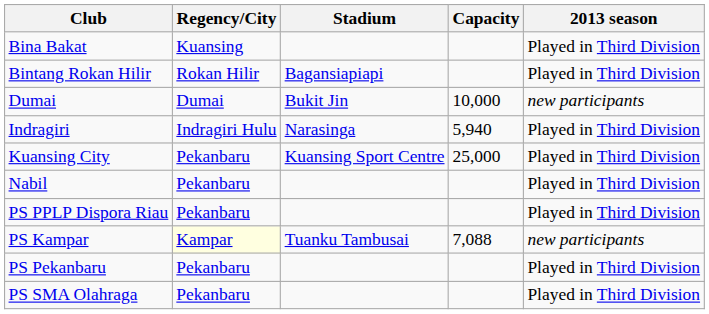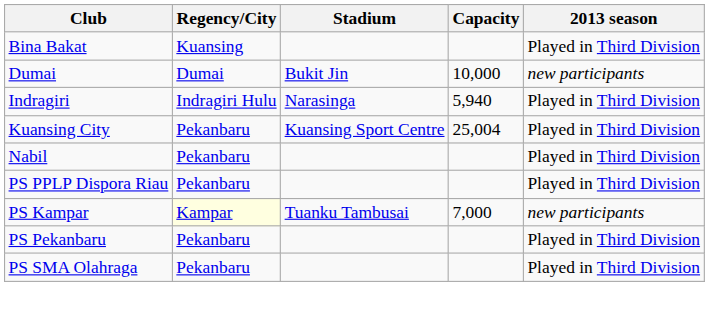- row: (80, 73)
(477, 156) 25,000 -> (477, 128) 25,004
(472, 239) 7,088 -> (472, 211) 7,000
